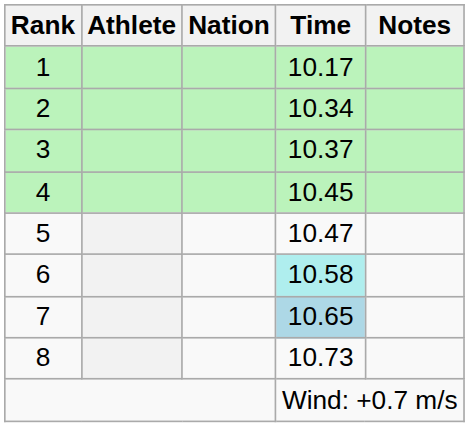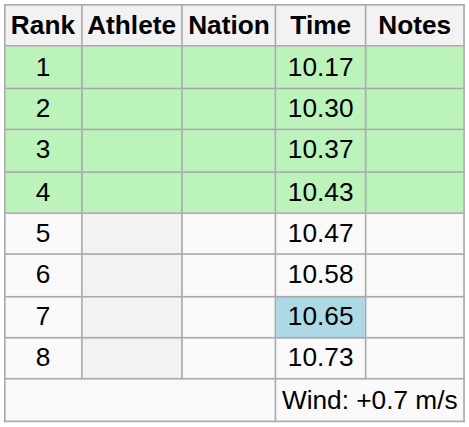(321, 108) 10.34 -> (321, 108) 10.30
(321, 191) 10.45 -> (321, 191) 10.43
(321, 274) paleturquoise background -> (321, 274) no background
